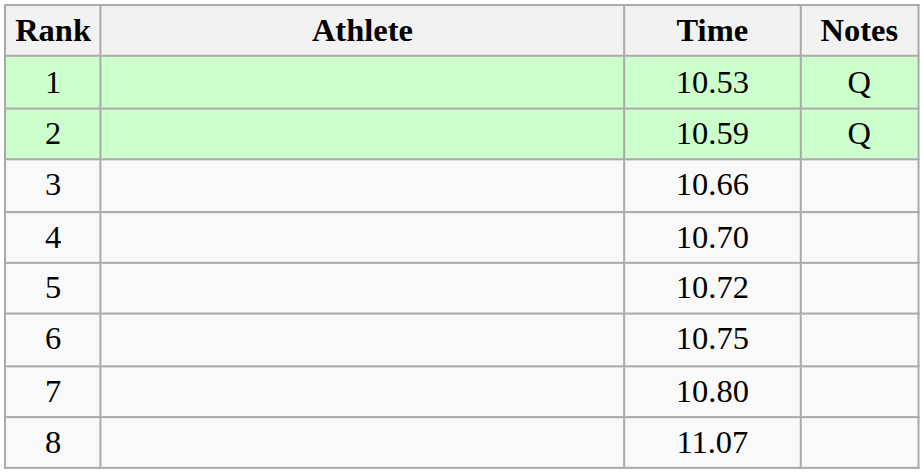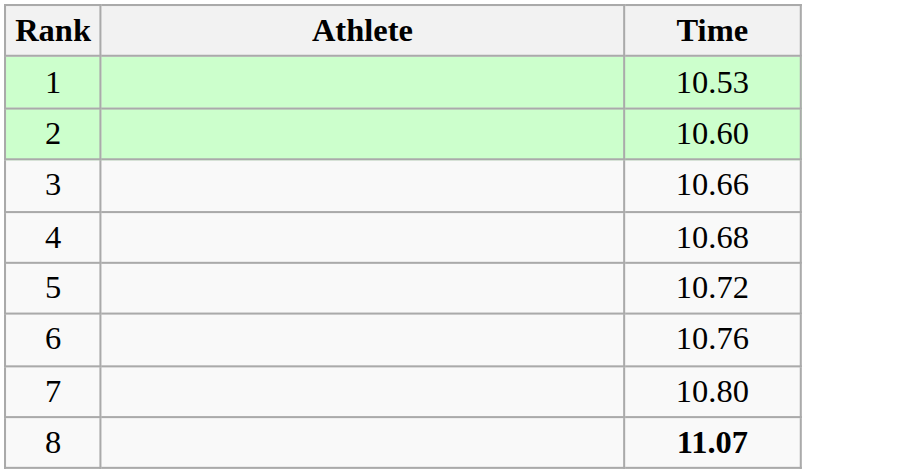- column: (859, 30)
(712, 133) 10.59 -> (712, 133) 10.60
(712, 236) 10.70 -> (712, 236) 10.68
(712, 339) 10.75 -> (712, 339) 10.76
(712, 442) normal -> (712, 442) bold
